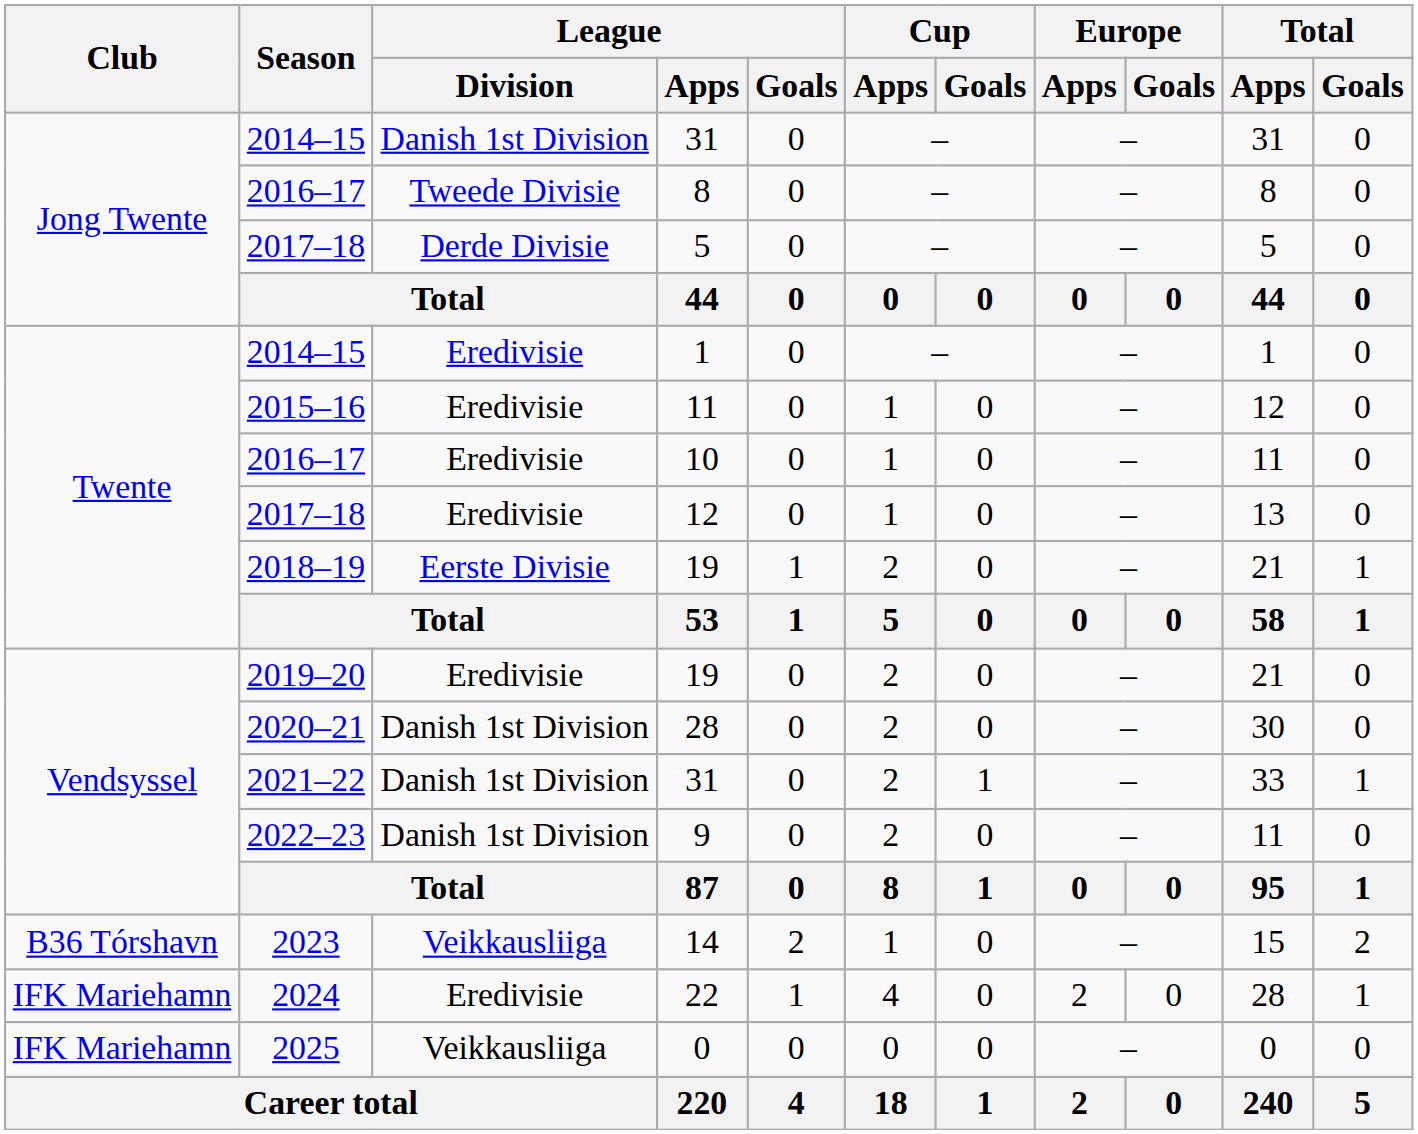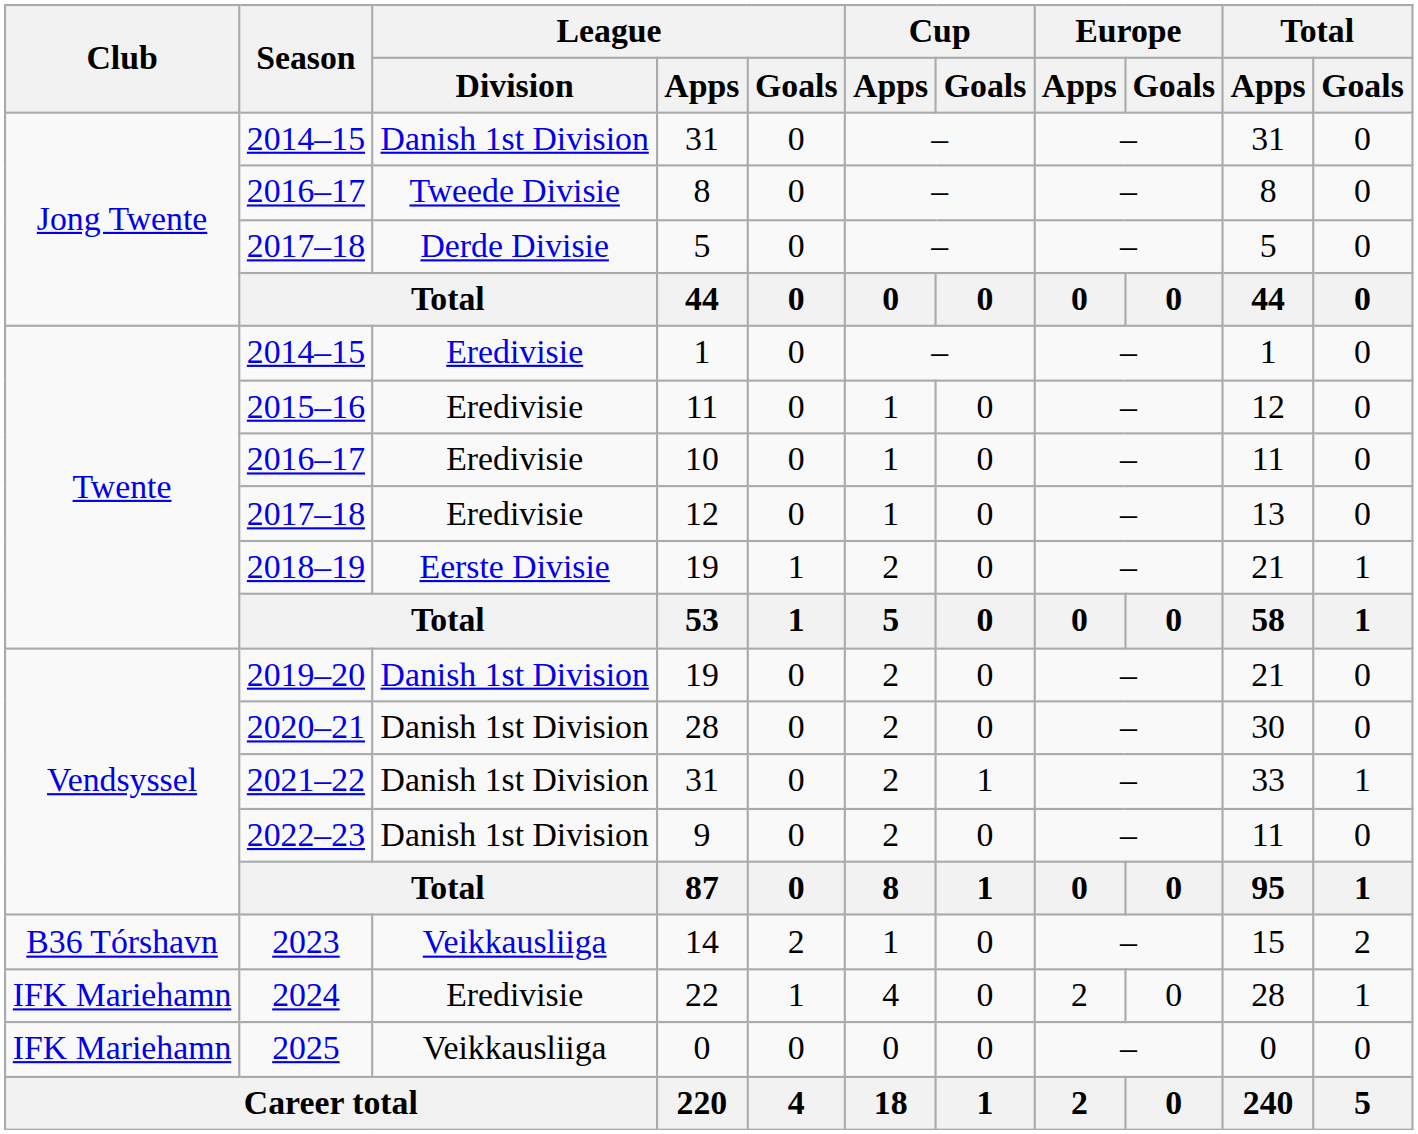(515, 673) Eredivisie -> (515, 673) Danish 1st Division
